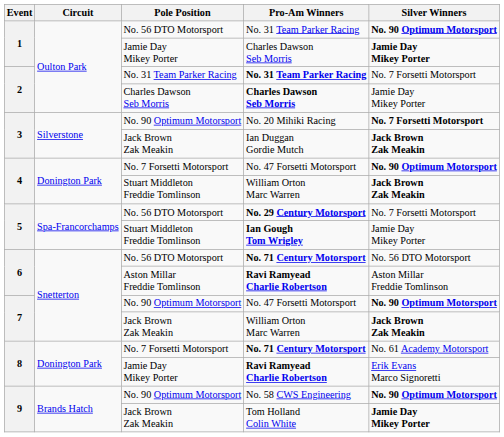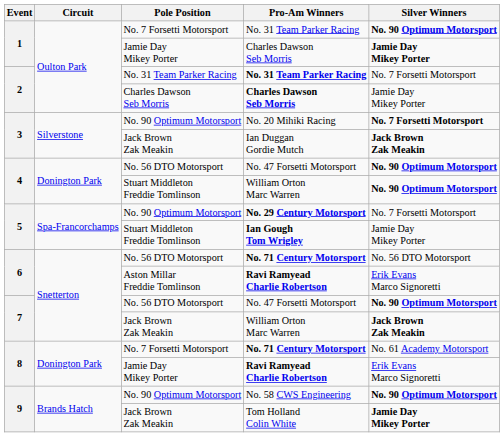(173, 29) No. 56 DTO Motorsport -> (176, 29) No. 7 Forsetti Motorsport
(176, 166) No. 7 Forsetti Motorsport -> (173, 166) No. 56 DTO Motorsport
(398, 189) Jack Brown Zak Meakin -> (434, 189) No. 90 Optimum Motorsport
(173, 211) No. 56 DTO Motorsport -> (182, 211) No. 90 Optimum Motorsport
(410, 280) Aston Millar Freddie Tomlinson -> (406, 280) Erik Evans Marco Signoretti
(182, 303) No. 90 Optimum Motorsport -> (173, 303) No. 56 DTO Motorsport
